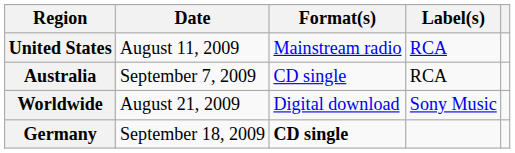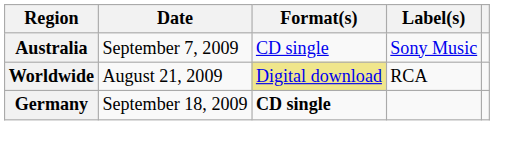- row: (60, 47)
(428, 76) RCA -> (434, 47) Sony Music
(336, 104) no background -> (319, 76) khaki background
(453, 104) Sony Music -> (409, 76) RCA
